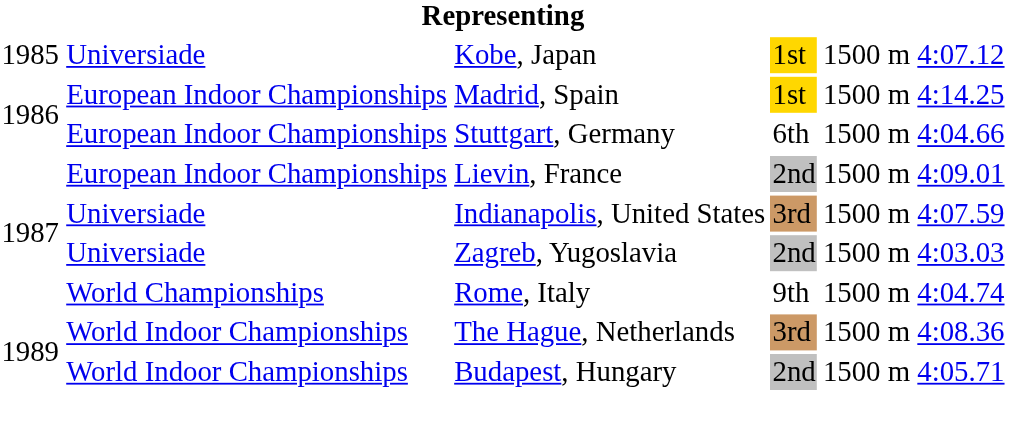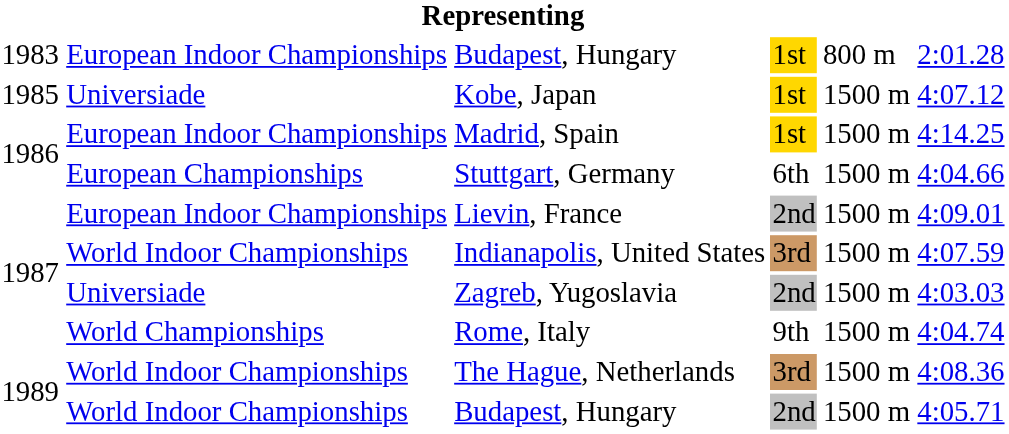+ row: (30, 54)
(257, 134) European Indoor Championships -> (215, 173) European Championships
(136, 213) Universiade -> (237, 252) World Indoor Championships
